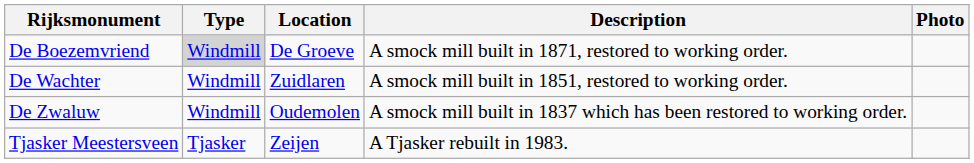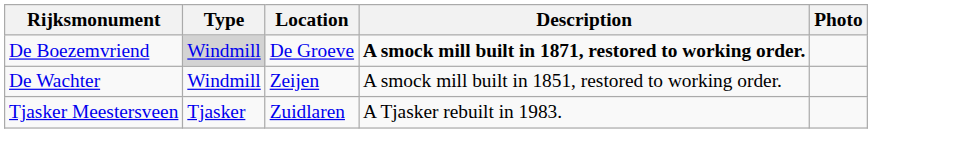(578, 50) normal -> (584, 50) bold
(307, 81) Zuidlaren -> (294, 81) Zeijen
- row: (54, 111)
(294, 142) Zeijen -> (307, 111) Zuidlaren
